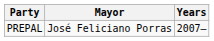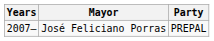columns swapped: (192, 12) <-> (25, 12)
